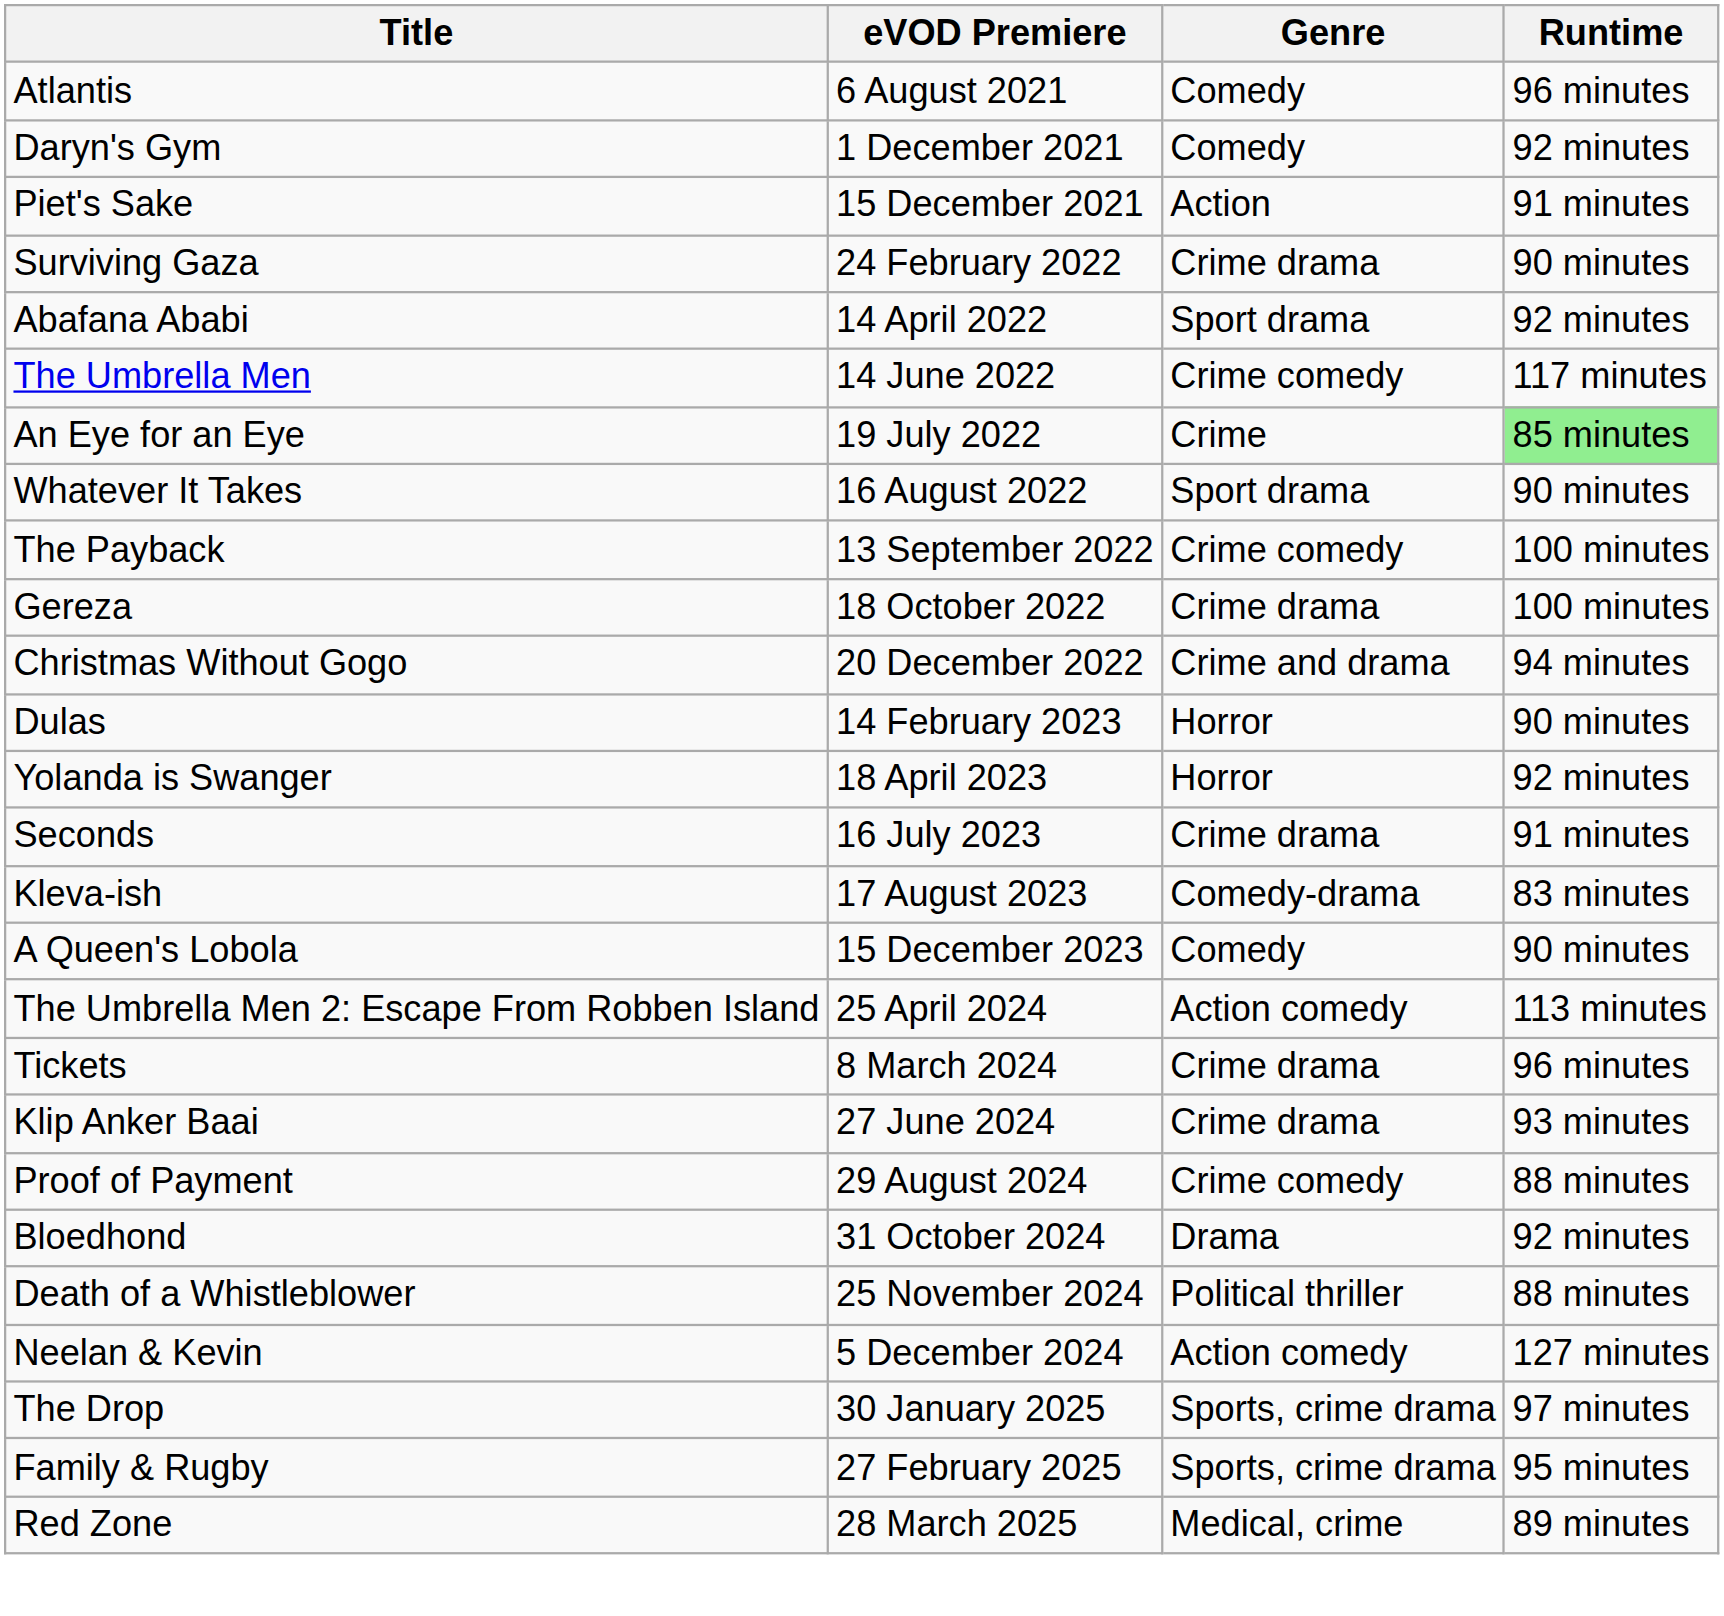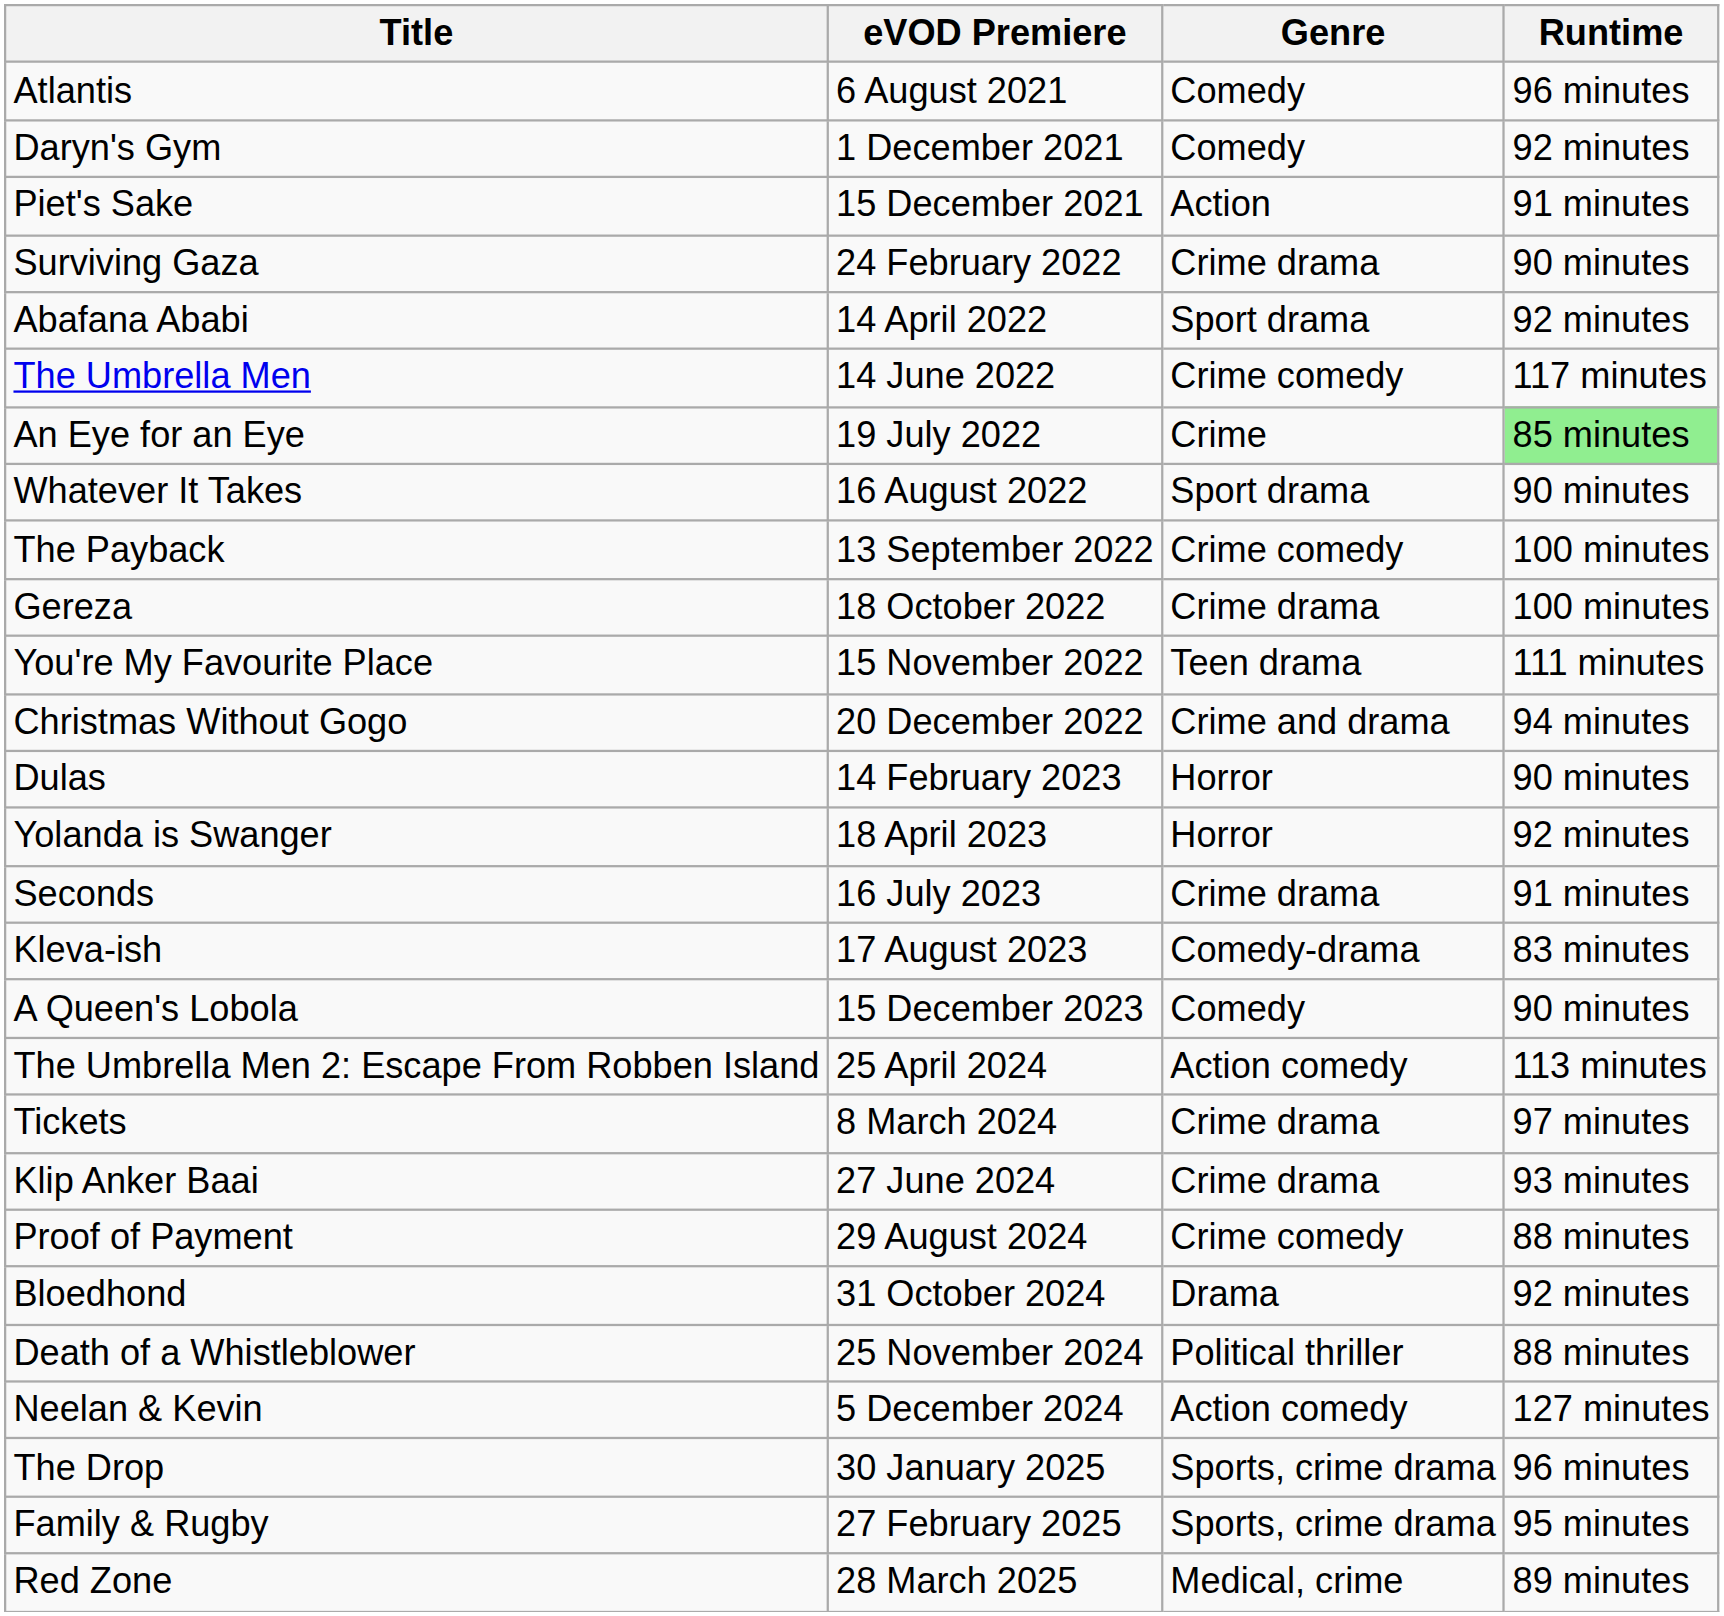+ row: (223, 663)
(1601, 1065) 96 minutes -> (1601, 1122) 97 minutes
(1601, 1409) 97 minutes -> (1601, 1466) 96 minutes
